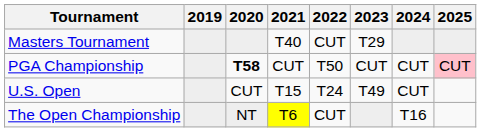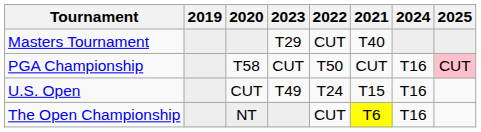columns swapped: (288, 17) <-> (371, 17)
(246, 66) bold -> (246, 66) normal
(413, 66) CUT -> (413, 66) T16
(413, 91) CUT -> (413, 91) T16
